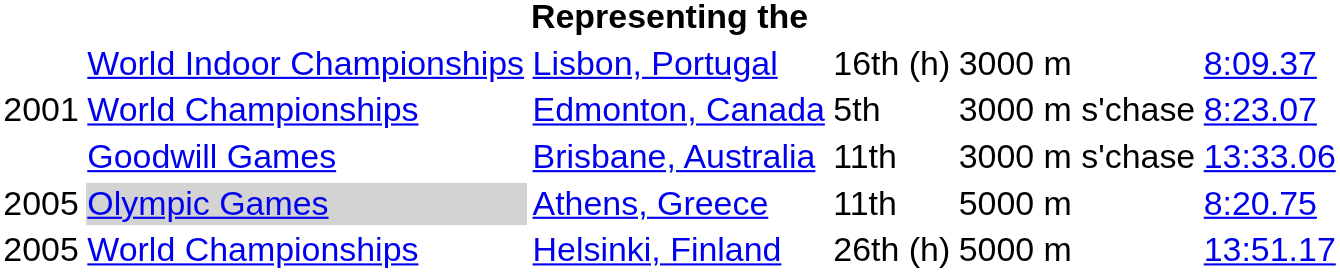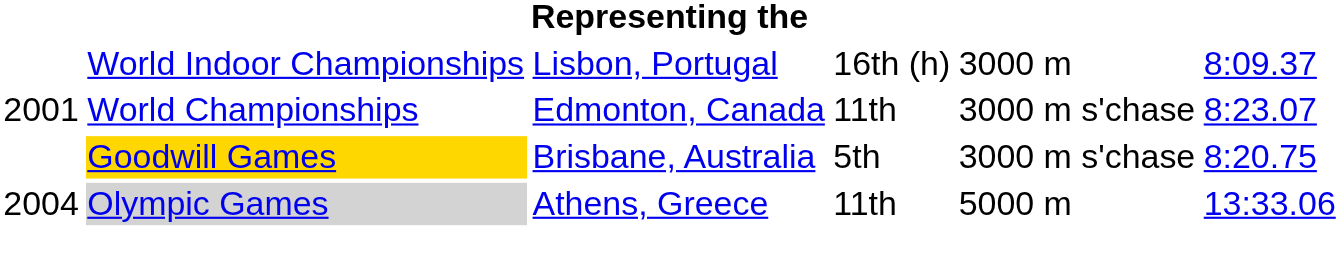(857, 110) 5th -> (865, 110) 11th
(212, 156) no background -> (212, 156) gold background
(865, 156) 11th -> (857, 156) 5th
(1270, 156) 13:33.06 -> (1260, 156) 8:20.75
(41, 203) 2005 -> (41, 203) 2004
(1260, 203) 8:20.75 -> (1270, 203) 13:33.06
- row: (657, 250)
